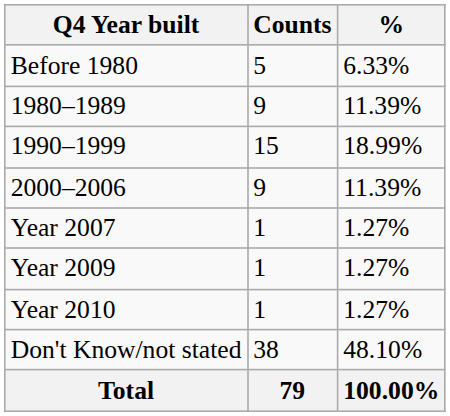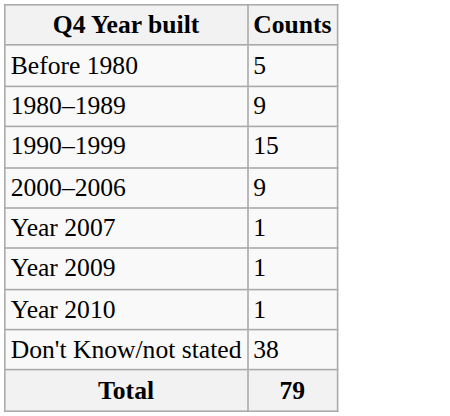- column: (391, 24)
